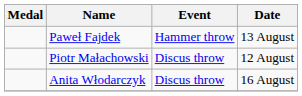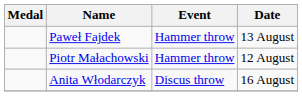(190, 58) Discus throw -> (195, 58) Hammer throw
